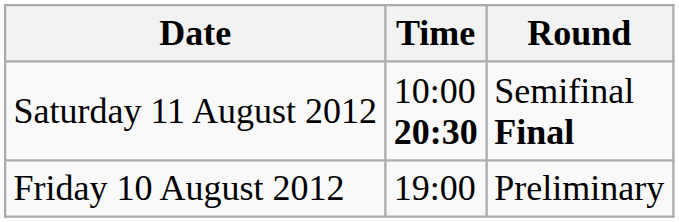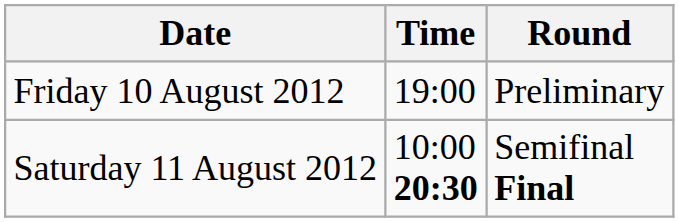rows swapped: (179, 187) <-> (195, 110)
